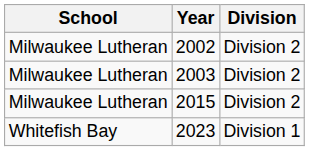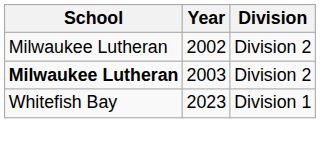(88, 74) normal -> (94, 74) bold
- row: (196, 103)
